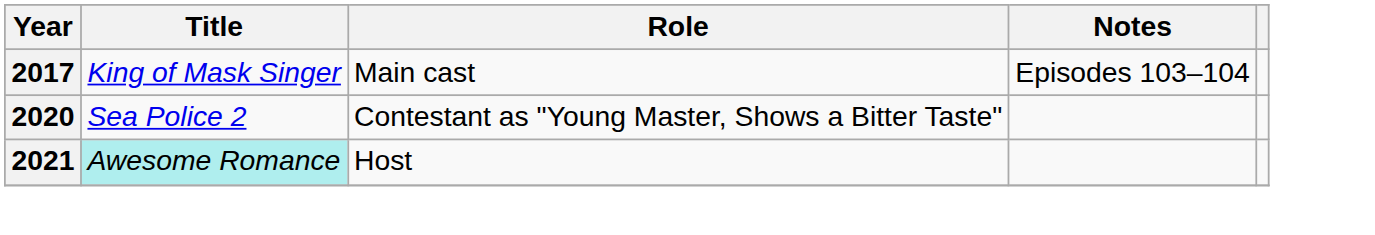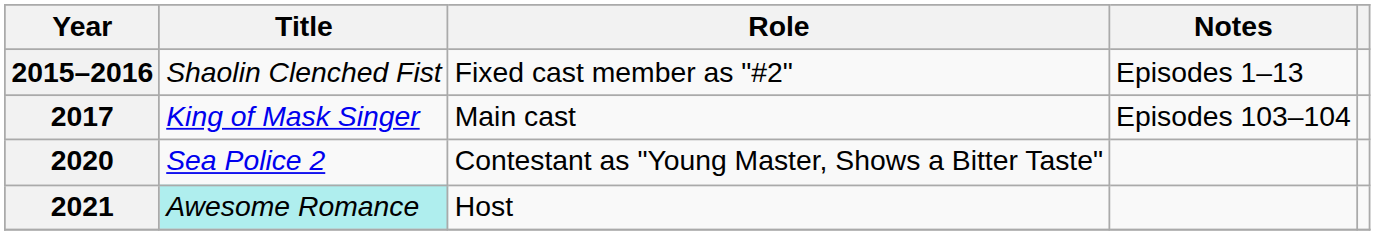+ row: (82, 71)
